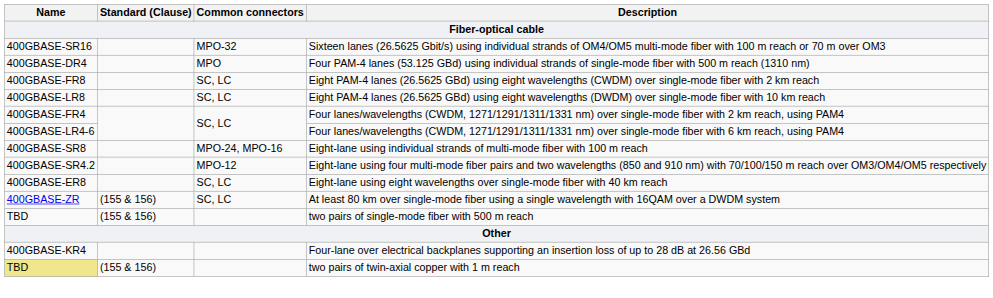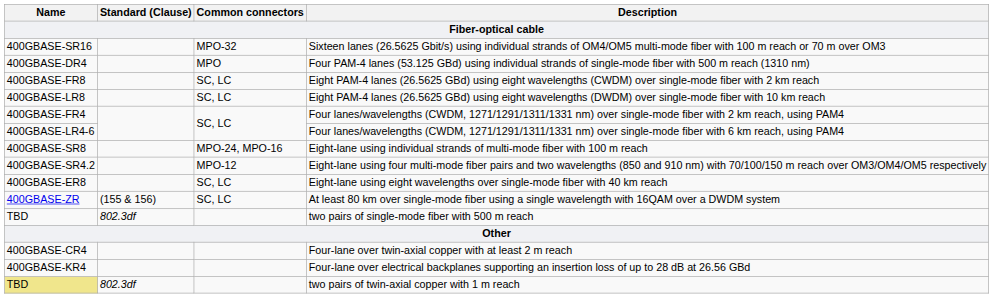(128, 217) (155 & 156) -> (118, 217) 802.3df
+ row: (440, 251)
(128, 268) (155 & 156) -> (118, 285) 802.3df
